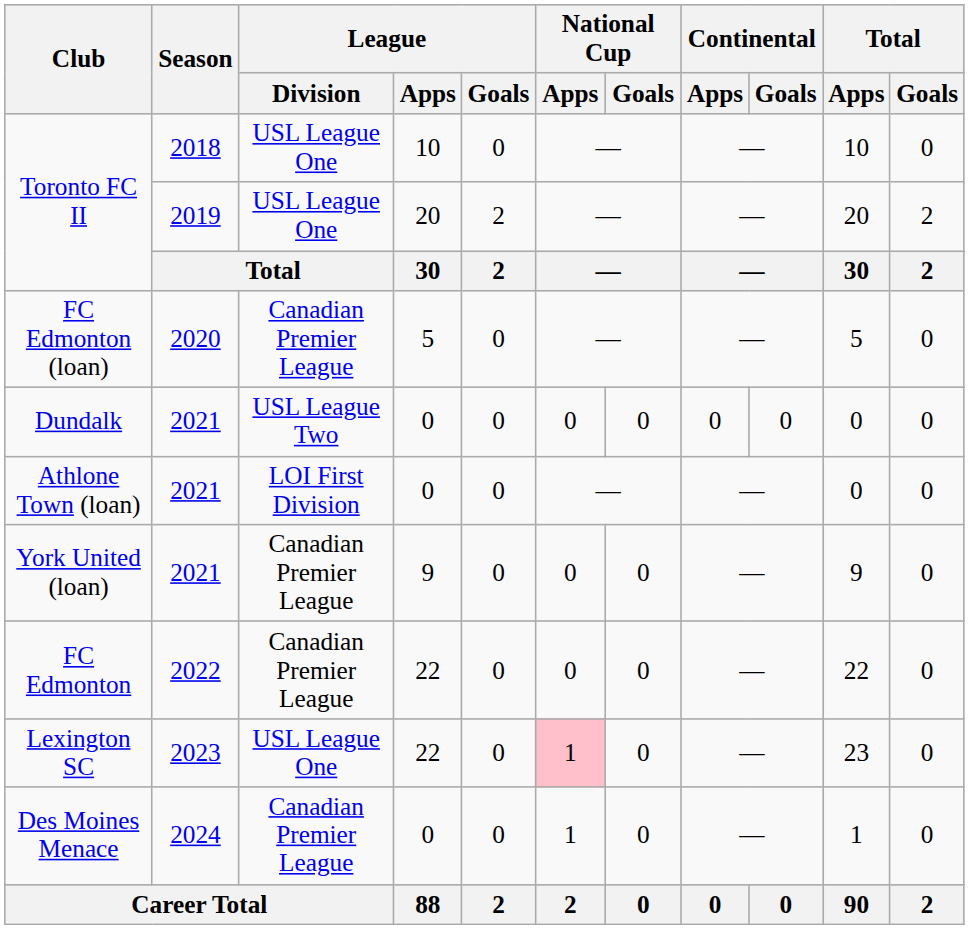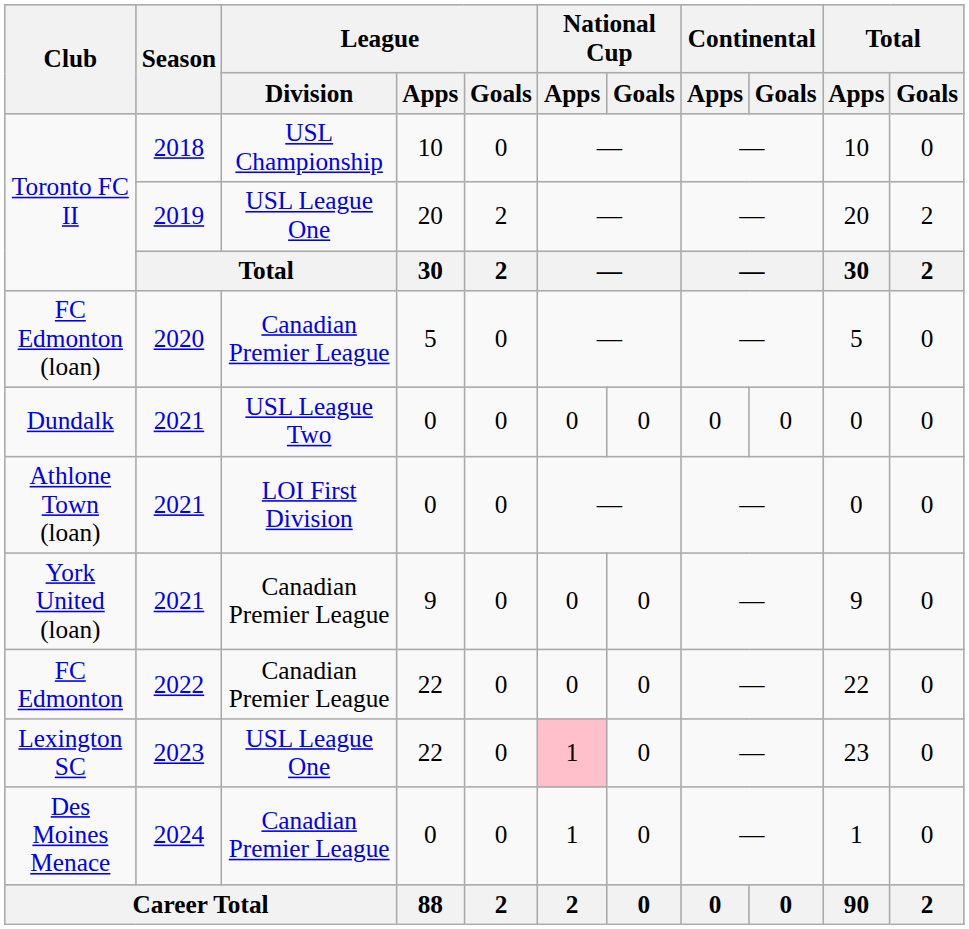(316, 147) USL League One -> (309, 147) USL Championship
